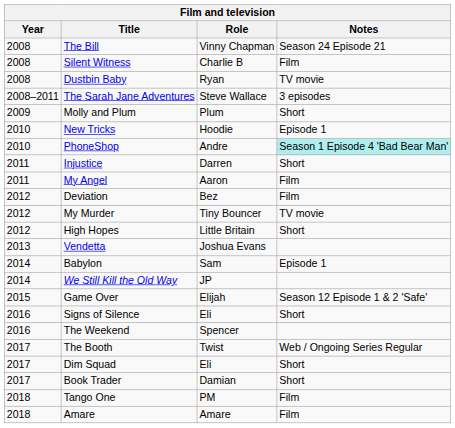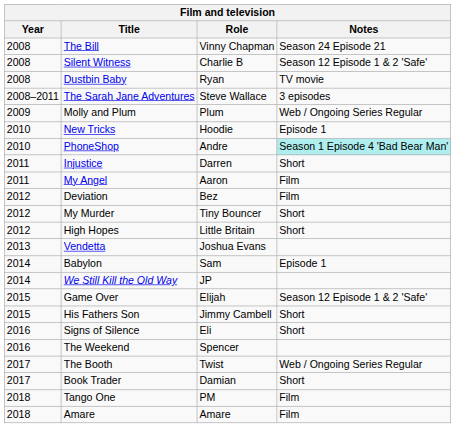(289, 63) Film -> (353, 63) Season 12 Episode 1 & 2 'Safe'
(292, 113) Short -> (351, 113) Web / Ongoing Series Regular
(302, 213) TV movie -> (292, 213) Short
+ row: (102, 314)
- row: (90, 364)
